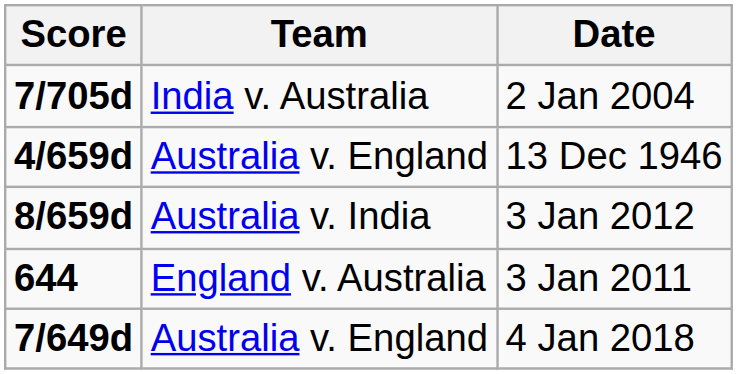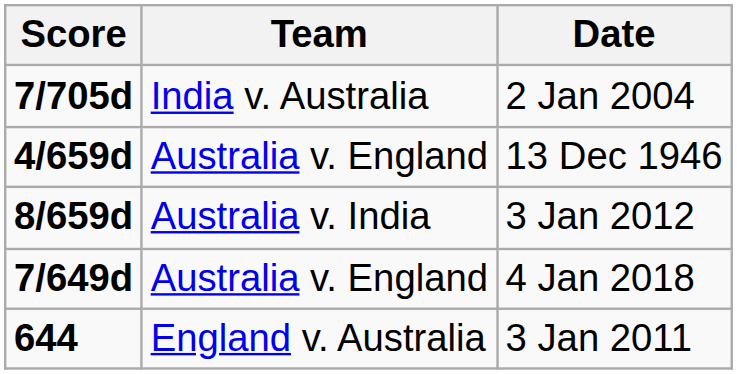rows swapped: (600, 338) <-> (599, 277)
